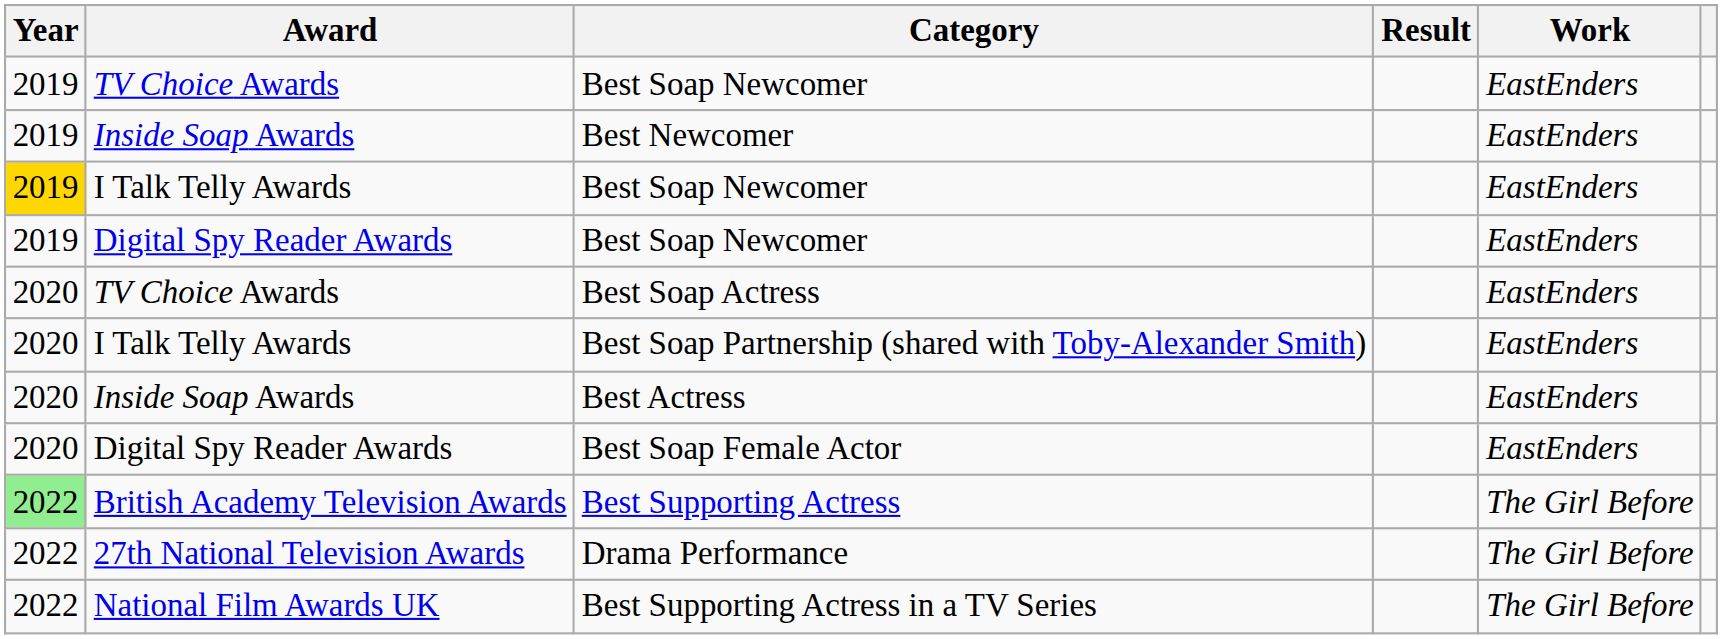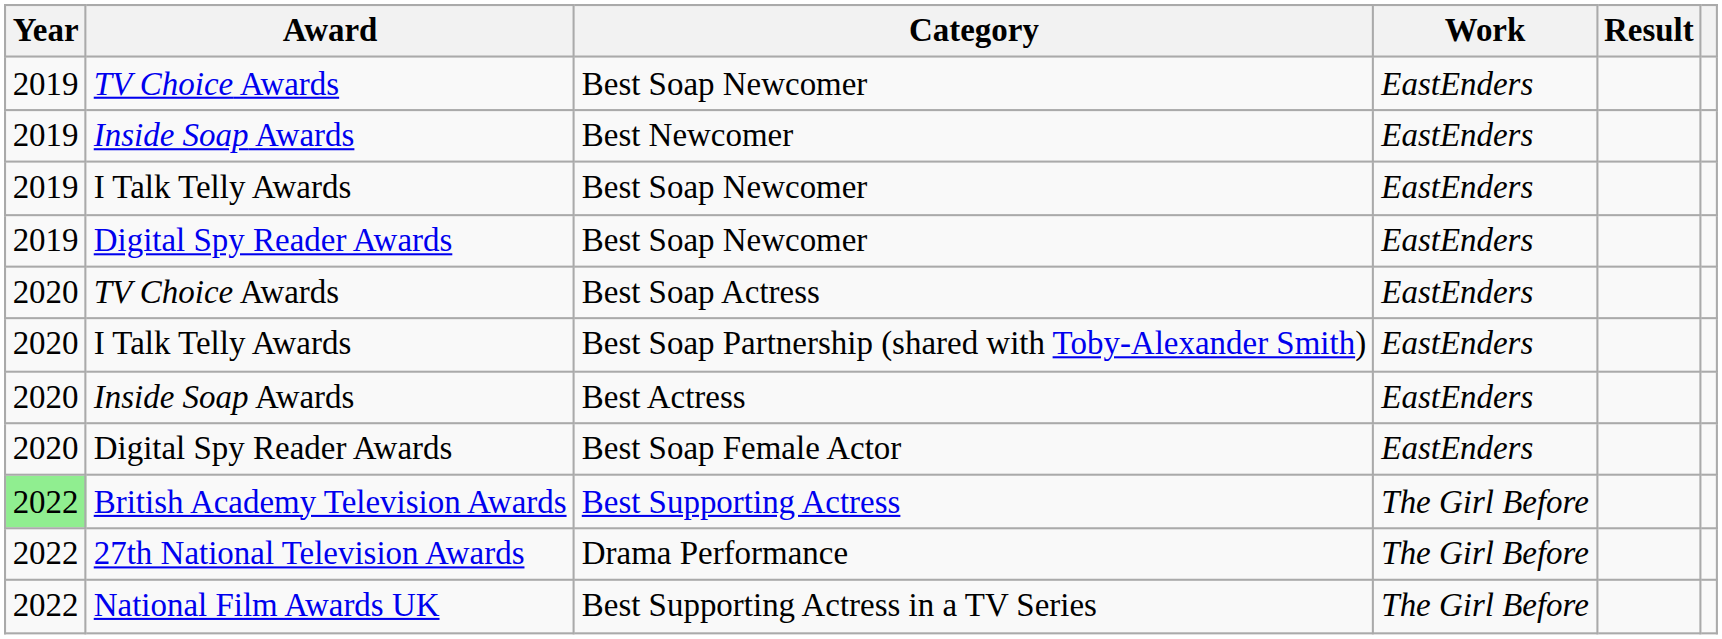columns swapped: (1590, 30) <-> (1426, 30)
(46, 187) gold background -> (46, 187) no background
